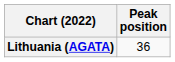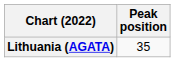(143, 47) 36 -> (143, 47) 35
